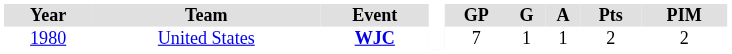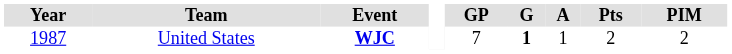(48, 37) 1980 -> (48, 37) 1987
(527, 37) normal -> (527, 37) bold
